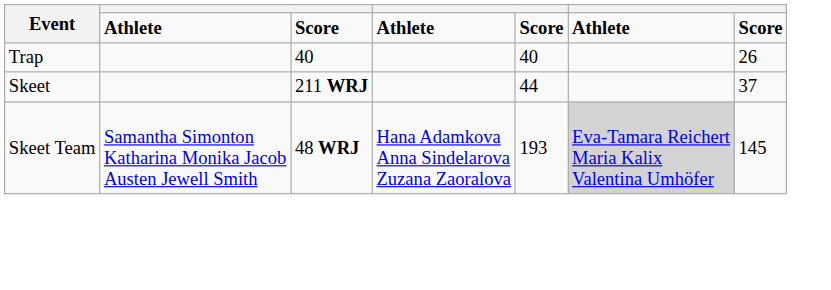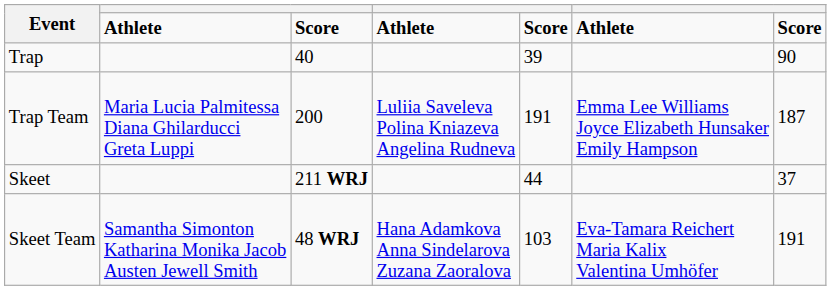(529, 57) 40 -> (533, 57) 39
(748, 57) 26 -> (787, 57) 90
+ row: (49, 117)
(533, 147) 193 -> (538, 239) 103
(651, 157) lightgrey background -> (655, 249) no background
(752, 147) 145 -> (791, 239) 191
